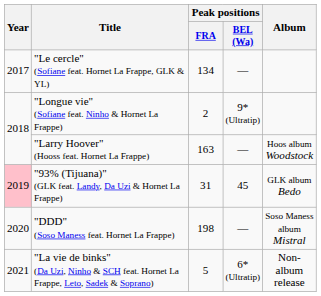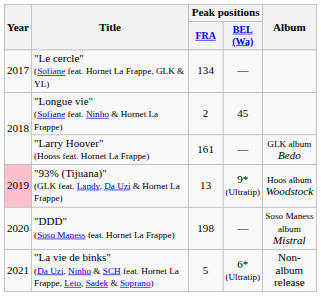(243, 113) 9* (Ultratip) -> (243, 113) 45
(206, 149) 163 -> (206, 149) 161
(289, 150) Hoos album Woodstock -> (289, 150) GLK album Bedo
(206, 185) 31 -> (206, 185) 13
(243, 185) 45 -> (243, 185) 9* (Ultratip)
(289, 186) GLK album Bedo -> (289, 186) Hoos album Woodstock
